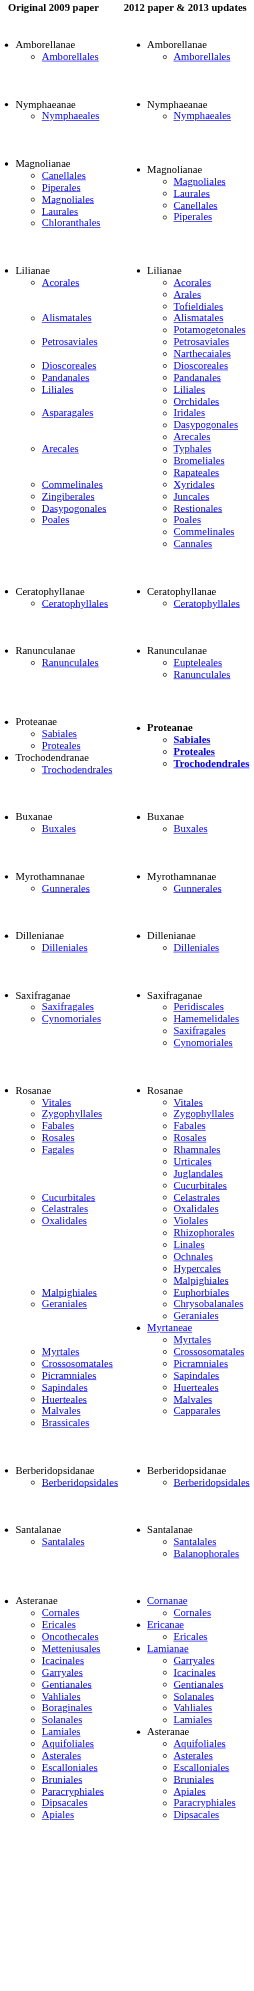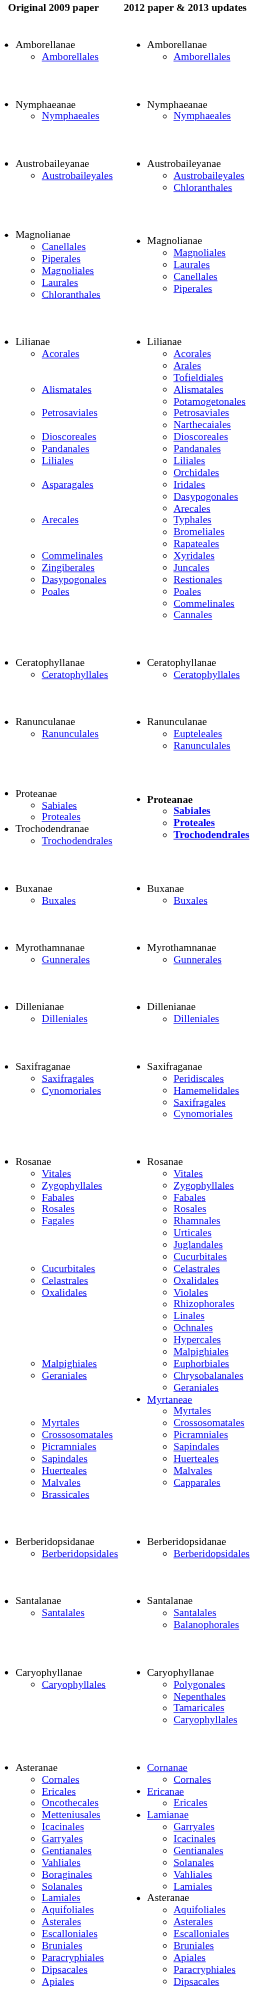+ row: (54, 170)
+ row: (54, 1678)
